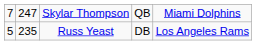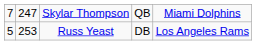(28, 31) 235 -> (28, 31) 253
